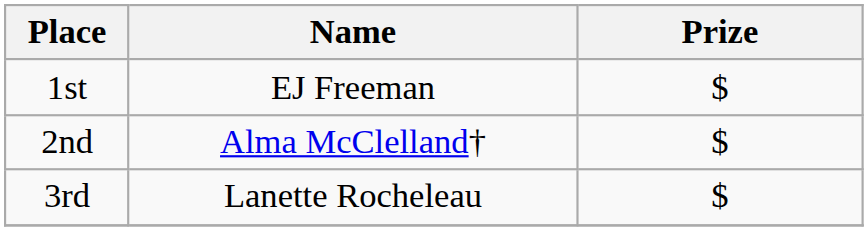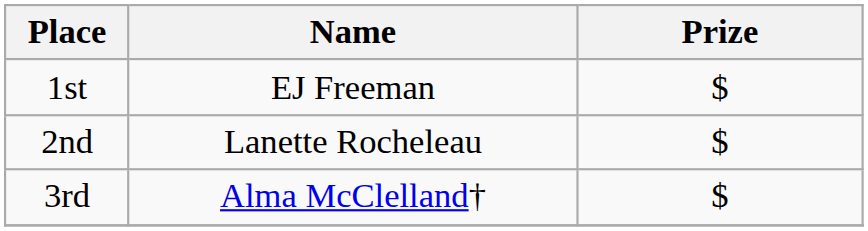(353, 141) Alma McClelland† -> (353, 141) Lanette Rocheleau
(353, 196) Lanette Rocheleau -> (353, 196) Alma McClelland†
